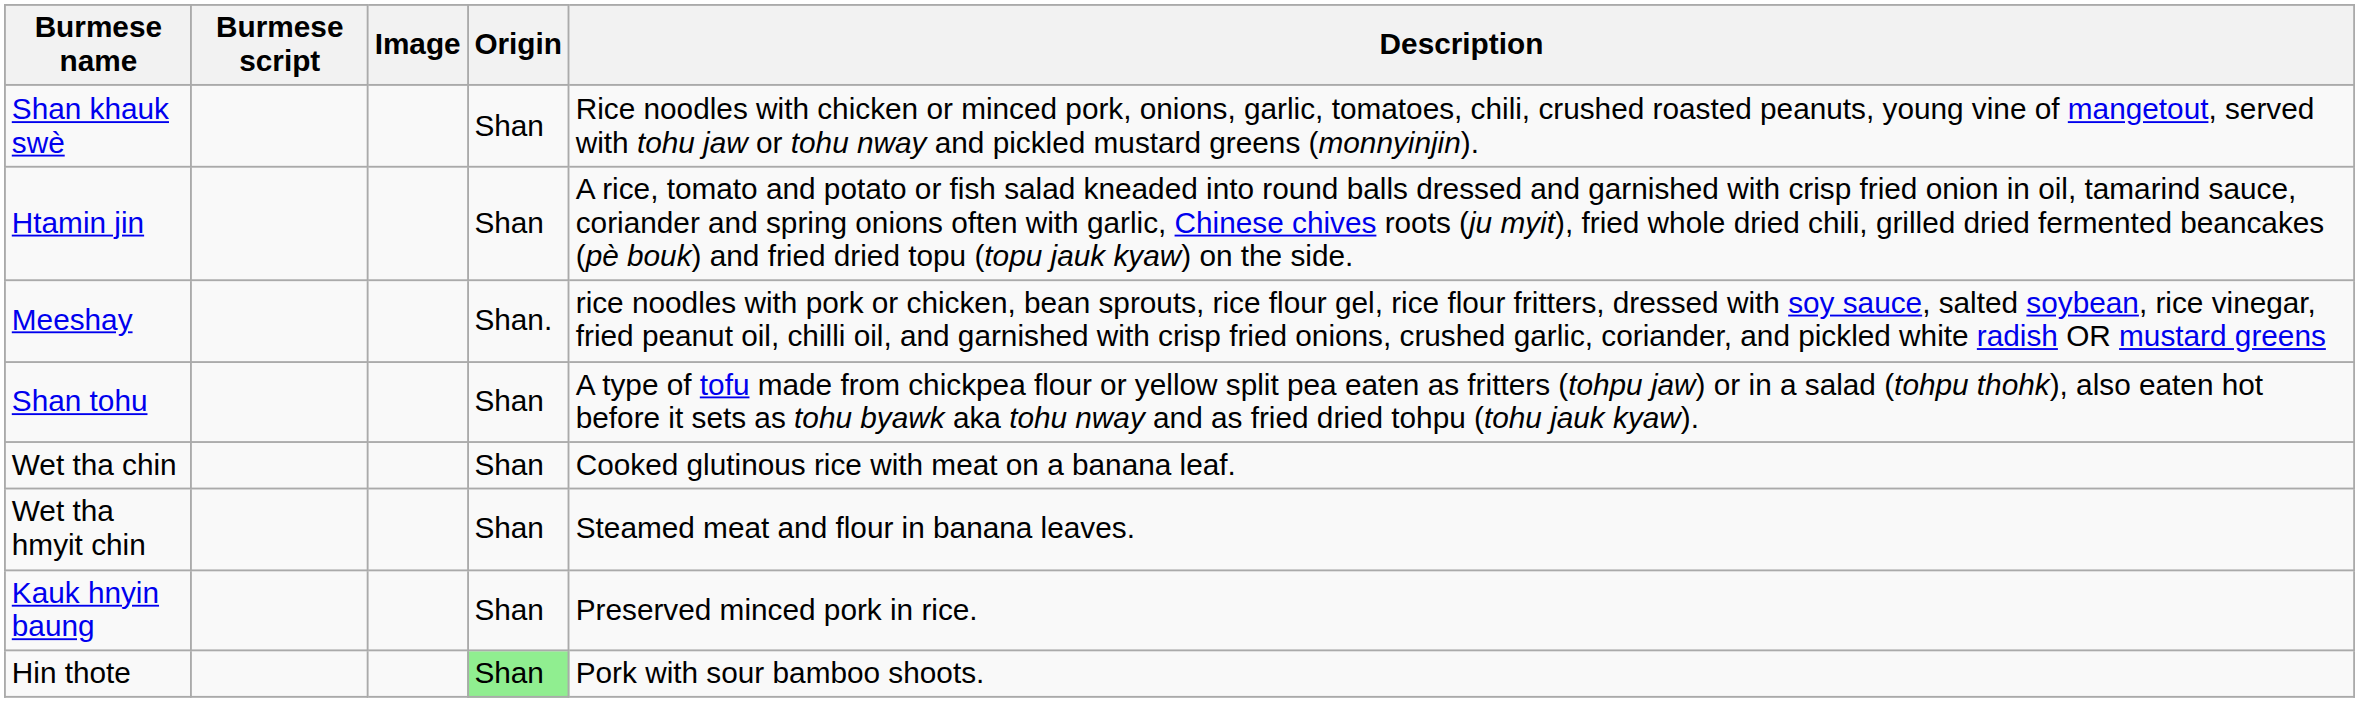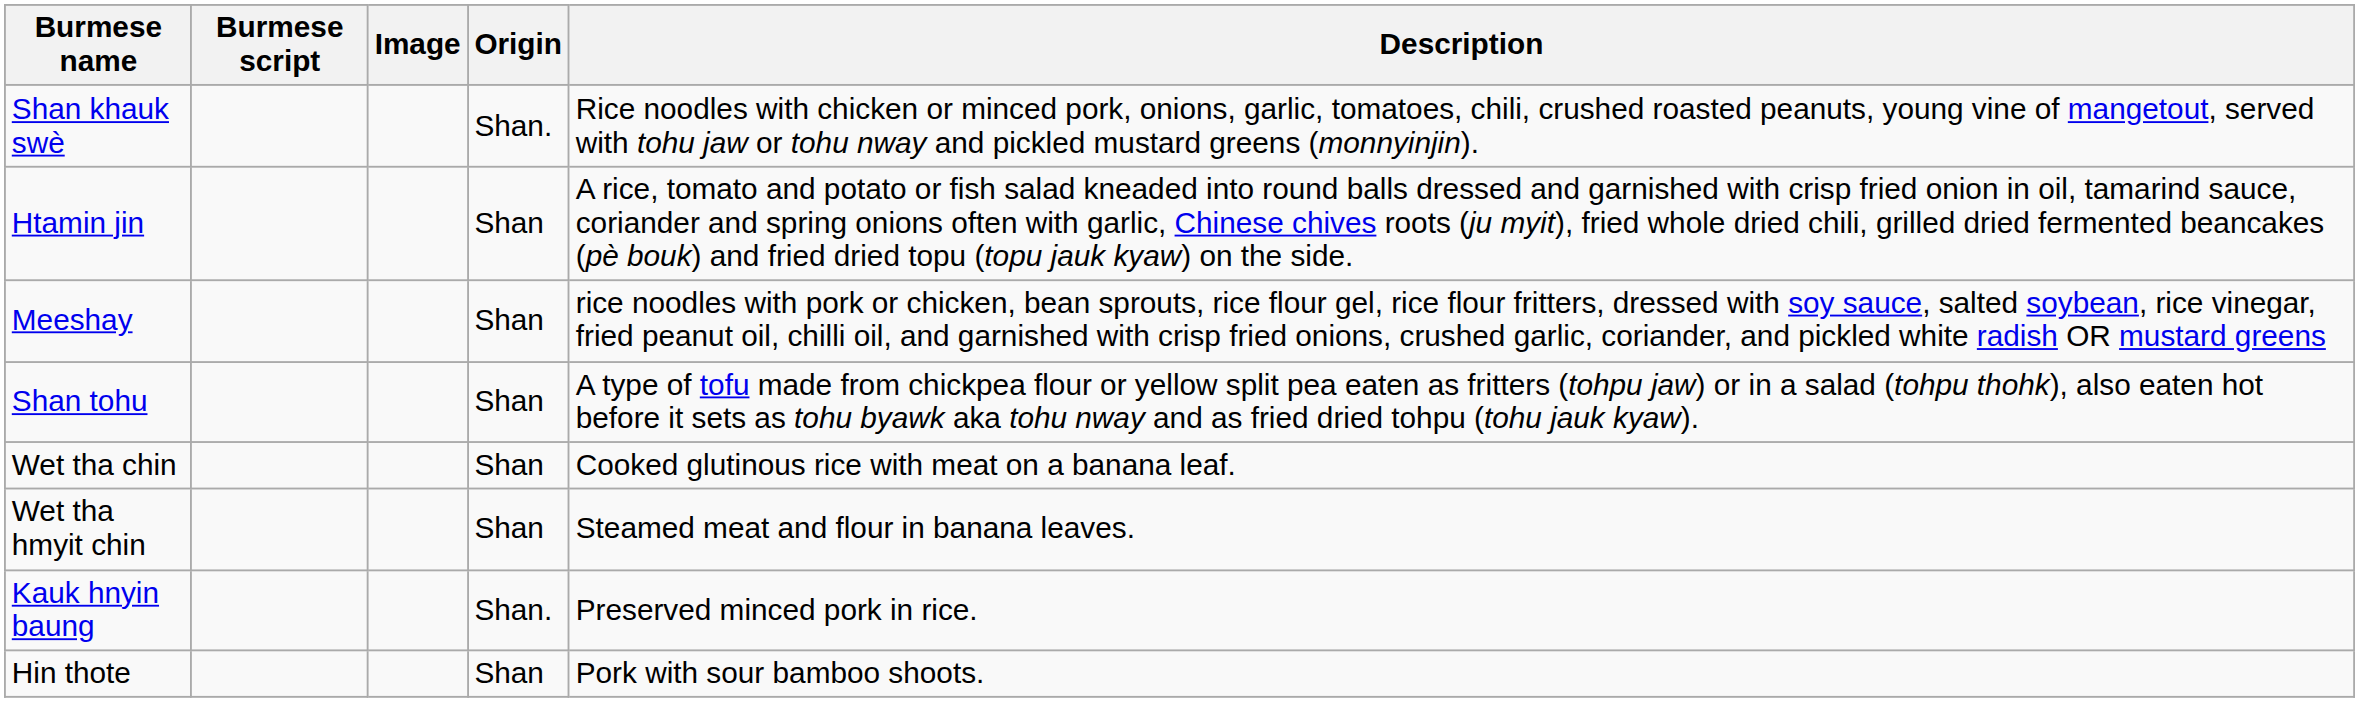(509, 125) Shan -> (513, 125) Shan.
(513, 320) Shan. -> (509, 320) Shan
(509, 609) Shan -> (513, 609) Shan.
(509, 673) lightgreen background -> (509, 673) no background
